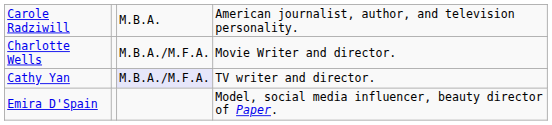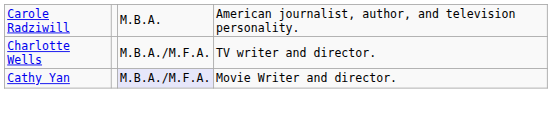(306, 53) Movie Writer and director. -> (296, 53) TV writer and director.
(295, 78) TV writer and director. -> (307, 78) Movie Writer and director.
- row: (52, 104)
